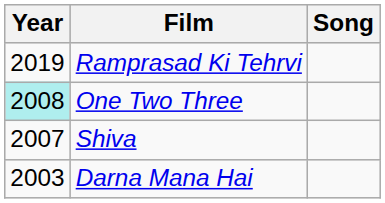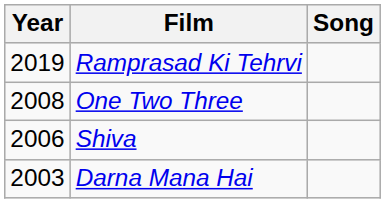(37, 100) paleturquoise background -> (37, 100) no background
(37, 139) 2007 -> (37, 139) 2006
